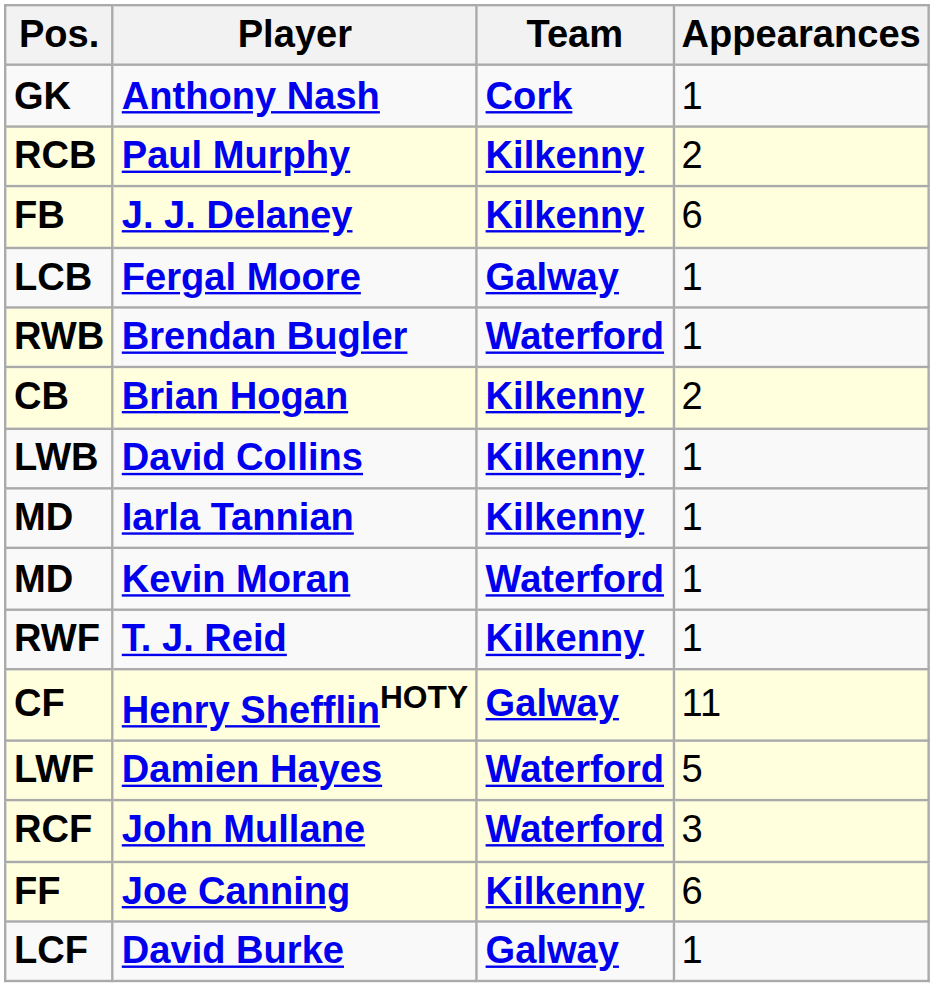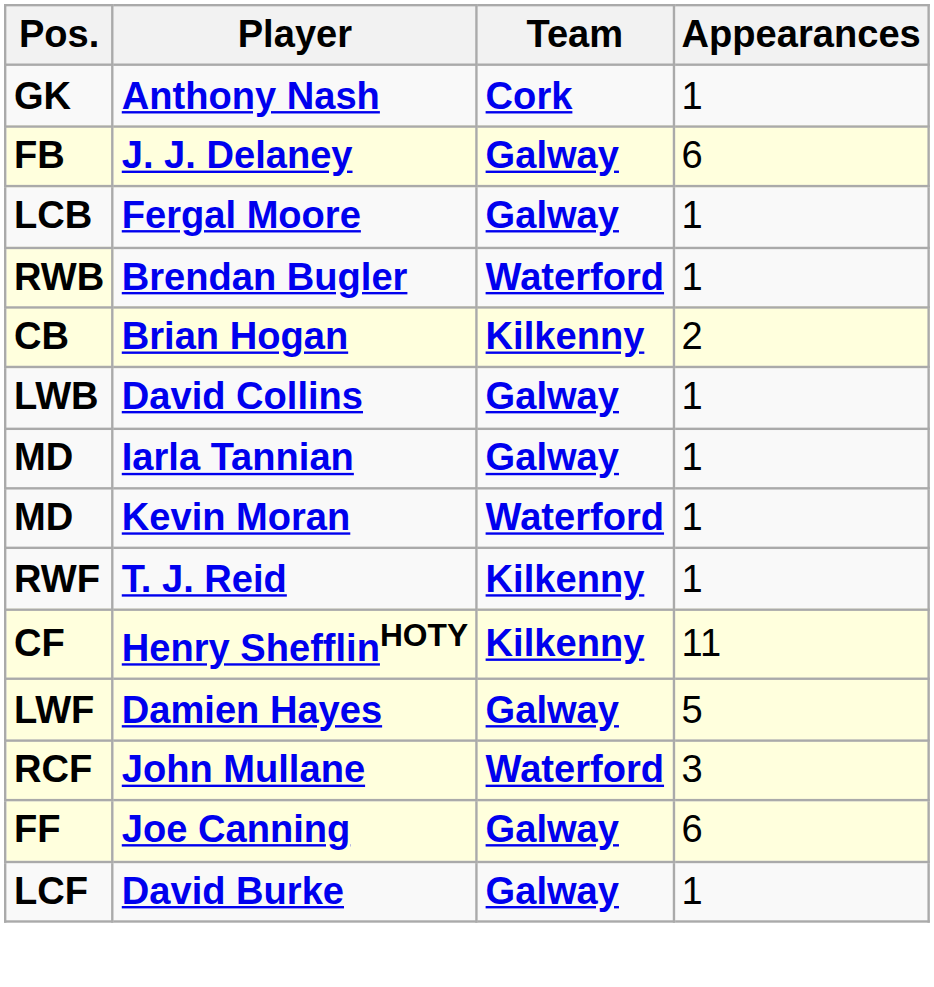- row: (236, 155)
(565, 215) Kilkenny -> (552, 155) Galway
(565, 457) Kilkenny -> (552, 397) Galway
(565, 517) Kilkenny -> (552, 457) Galway
(552, 704) Galway -> (565, 643) Kilkenny
(575, 769) Waterford -> (552, 709) Galway
(565, 890) Kilkenny -> (552, 830) Galway
